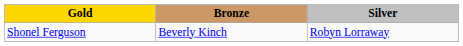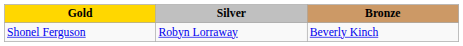columns swapped: (383, 13) <-> (231, 13)
